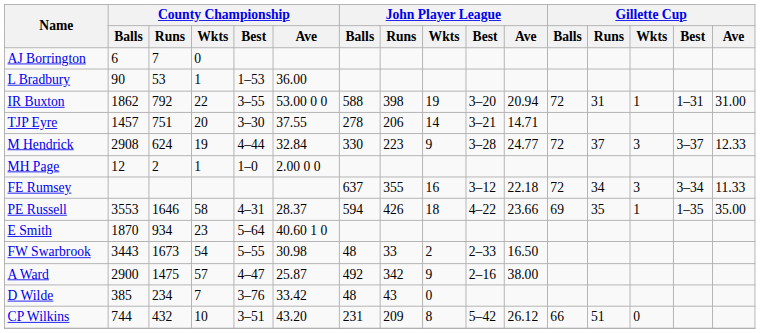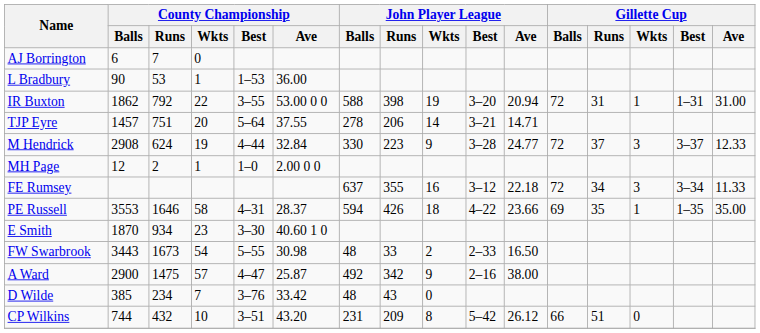(251, 123) 3–30 -> (251, 123) 5–64
(251, 230) 5–64 -> (251, 230) 3–30
